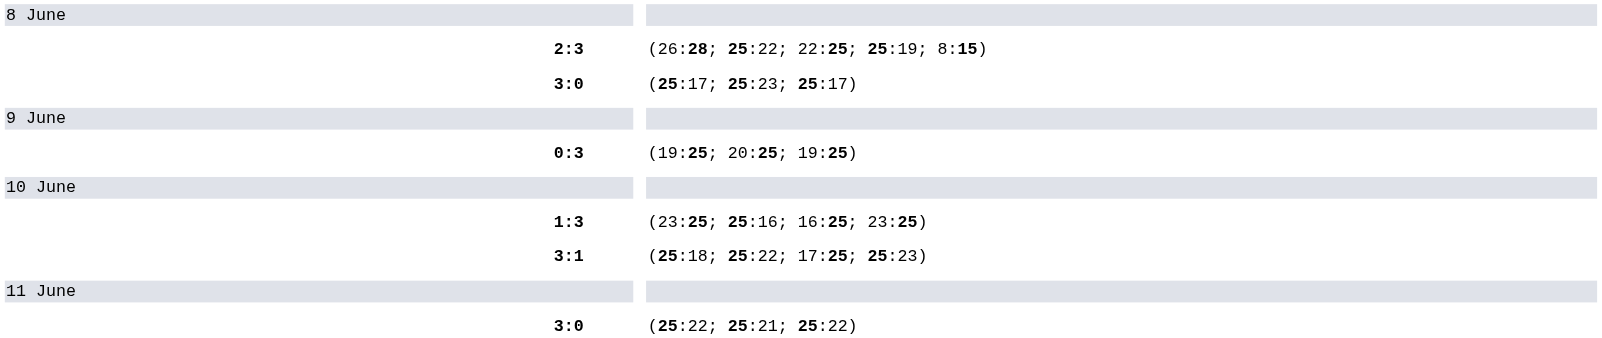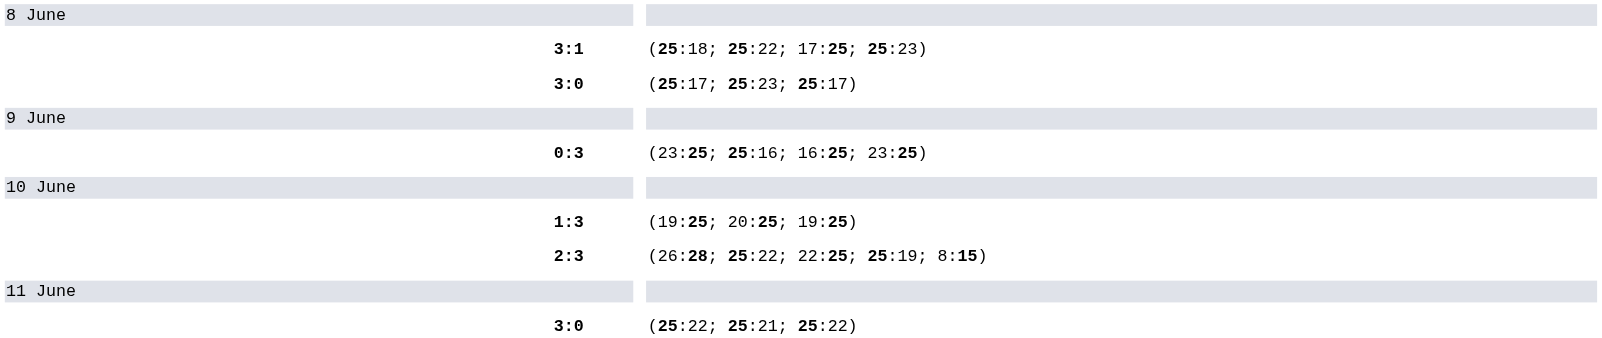rows swapped: (159, 257) <-> (159, 50)
(753, 153) (19:25; 20:25; 19:25) -> (788, 153) (23:25; 25:16; 16:25; 23:25)
(788, 222) (23:25; 25:16; 16:25; 23:25) -> (753, 222) (19:25; 20:25; 19:25)
